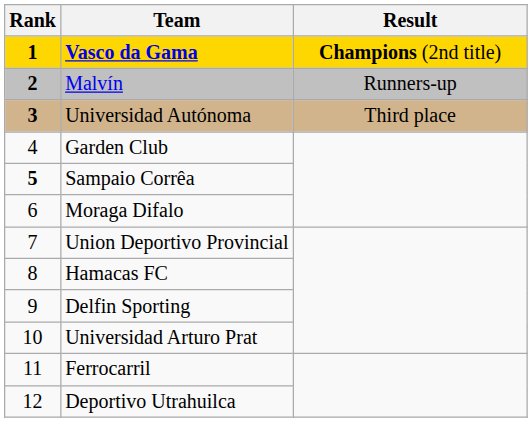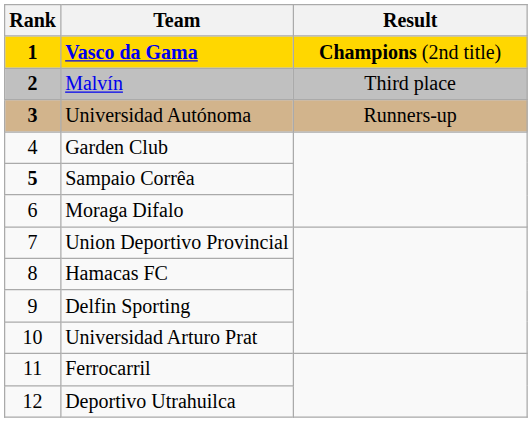(410, 83) Runners-up -> (410, 83) Third place
(410, 115) Third place -> (410, 115) Runners-up
